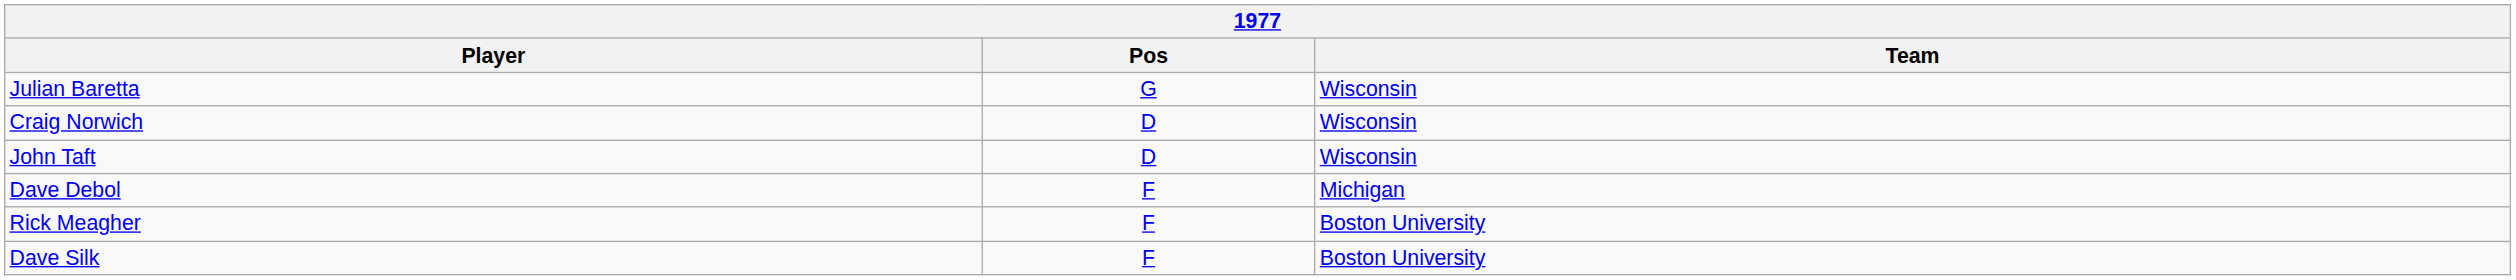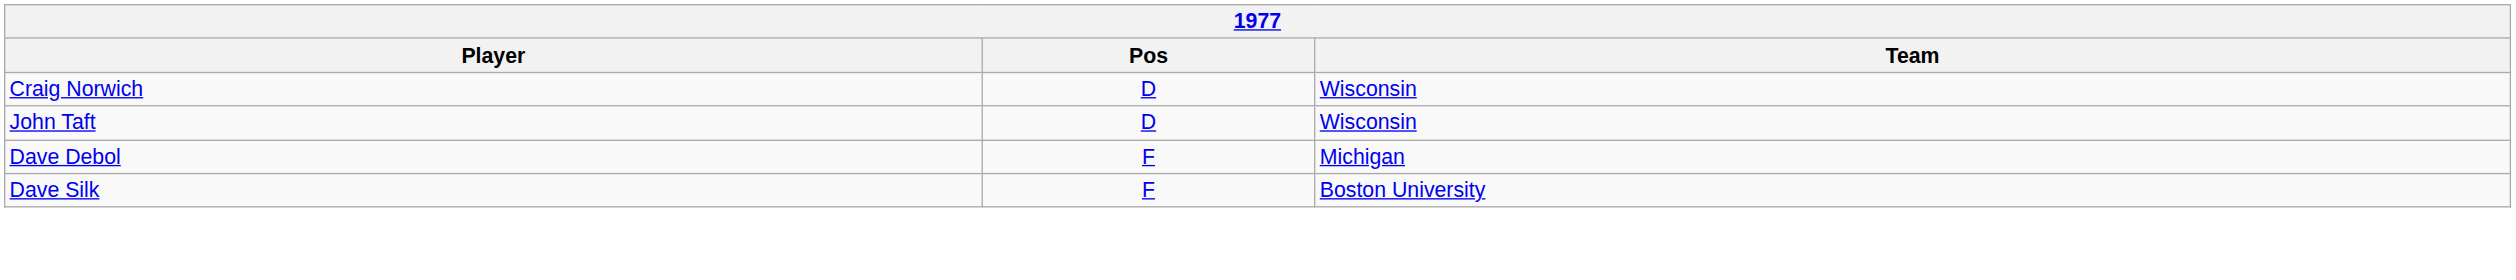- row: (75, 88)
- row: (75, 223)
